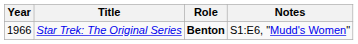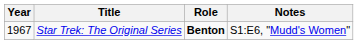(19, 30) 1966 -> (19, 30) 1967
